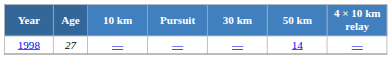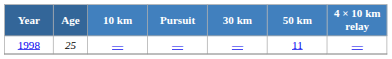(70, 45) 27 -> (70, 45) 25
(297, 45) 14 -> (297, 45) 11
